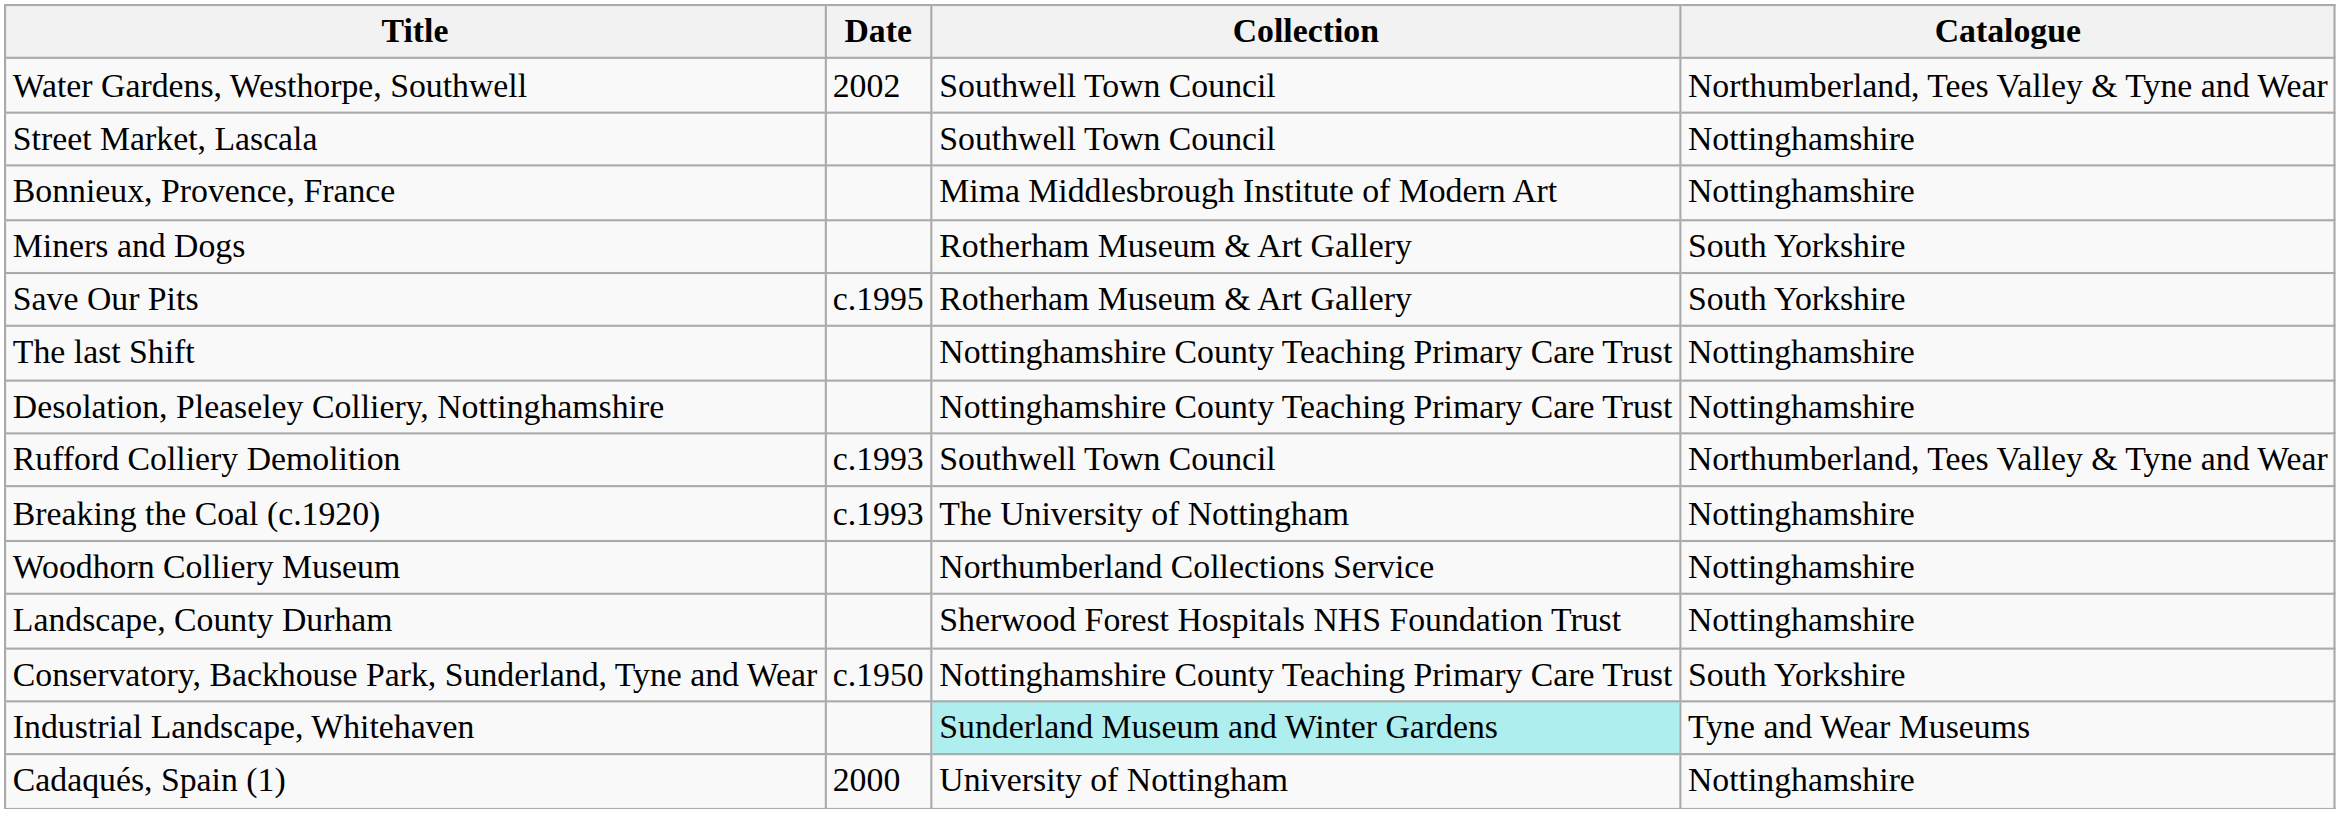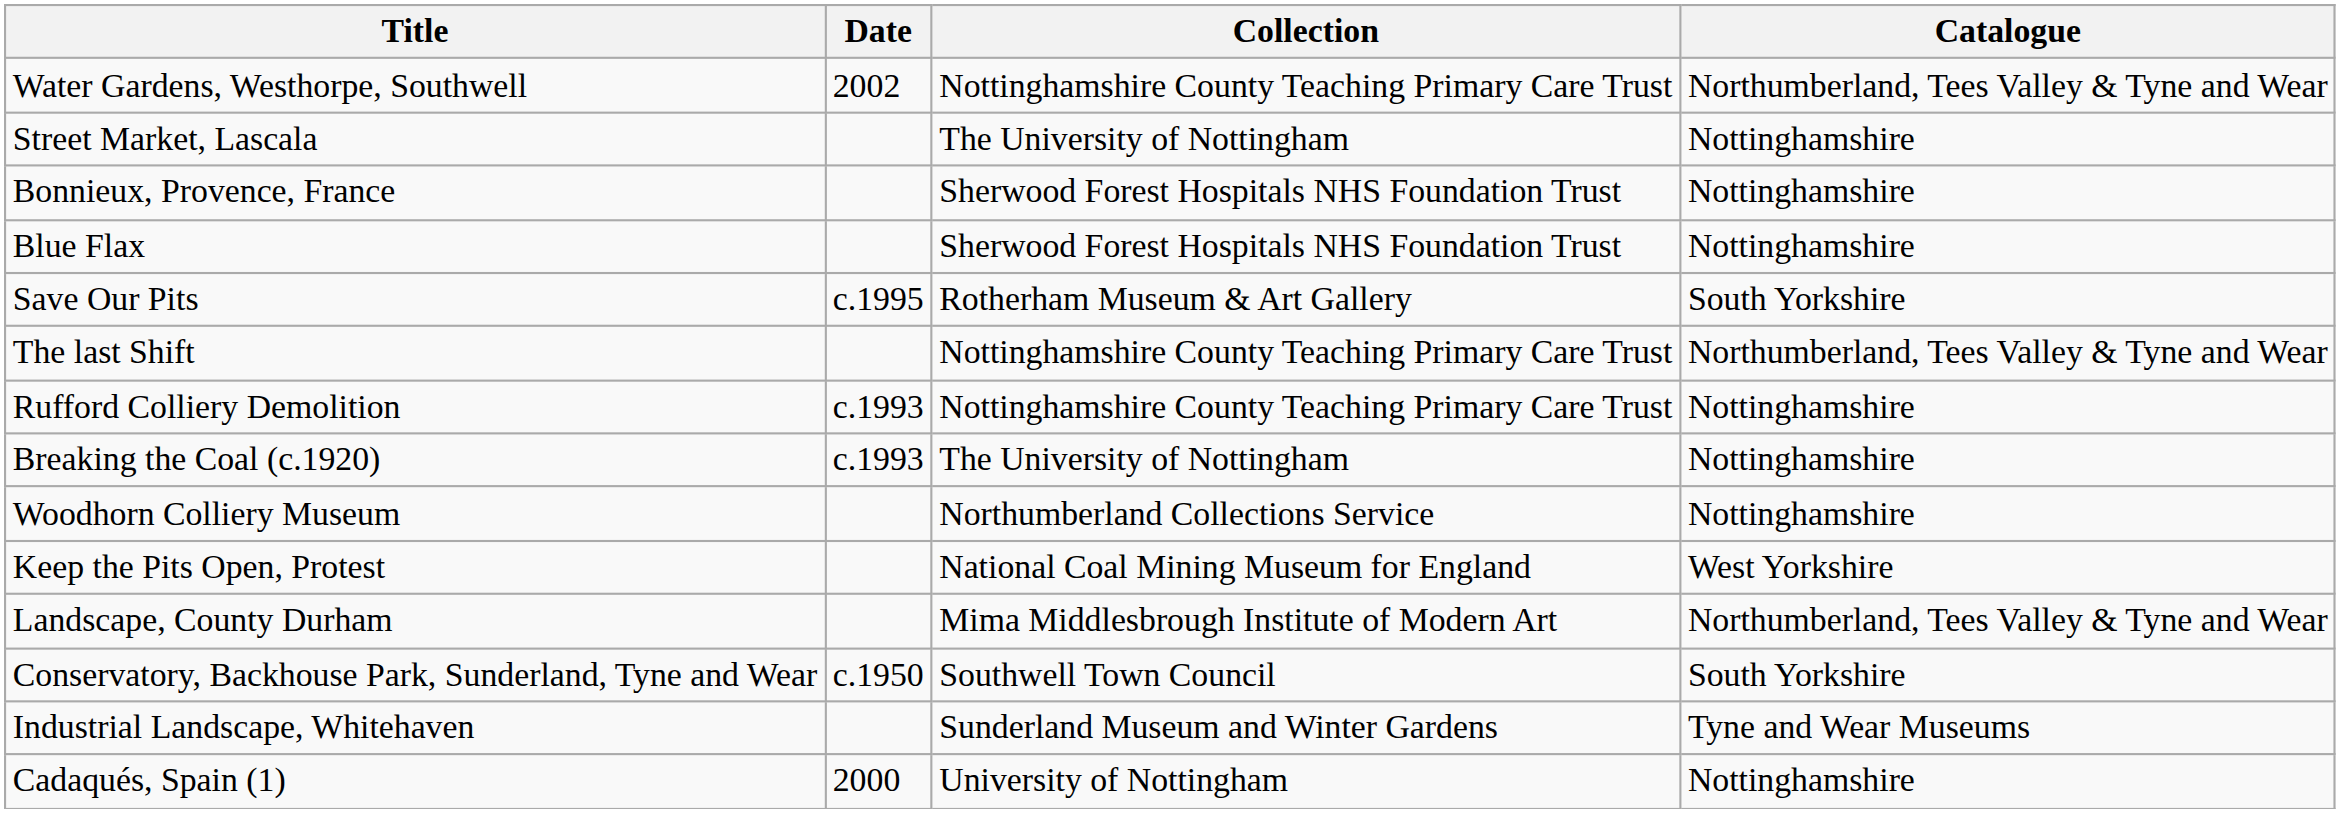(1108, 84) Southwell Town Council -> (1306, 84) Nottinghamshire County Teaching Primary Care Trust
(1108, 138) Southwell Town Council -> (1144, 138) The University of Nottingham
(1248, 191) Mima Middlesbrough Institute of Modern Art -> (1280, 191) Sherwood Forest Hospitals NHS Foundation Trust
+ row: (79, 245)
- row: (129, 245)
(1801, 352) Nottinghamshire -> (2008, 352) Northumberland, Tees Valley & Tyne and Wear
- row: (339, 406)
(1108, 459) Southwell Town Council -> (1306, 406) Nottinghamshire County Teaching Primary Care Trust
(2008, 459) Northumberland, Tees Valley & Tyne and Wear -> (1801, 406) Nottinghamshire
+ row: (199, 566)
(1280, 620) Sherwood Forest Hospitals NHS Foundation Trust -> (1248, 620) Mima Middlesbrough Institute of Modern Art
(1801, 620) Nottinghamshire -> (2008, 620) Northumberland, Tees Valley & Tyne and Wear
(1306, 673) Nottinghamshire County Teaching Primary Care Trust -> (1108, 673) Southwell Town Council
(1219, 727) paleturquoise background -> (1219, 727) no background
